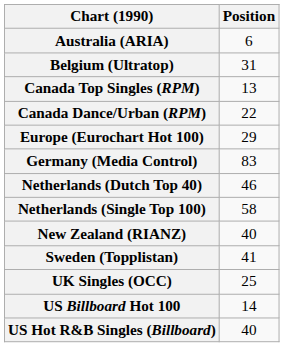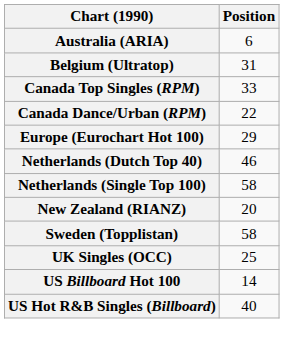(249, 88) 13 -> (249, 88) 33
- row: (112, 161)
(249, 233) 40 -> (249, 209) 20
(249, 257) 41 -> (249, 233) 58
